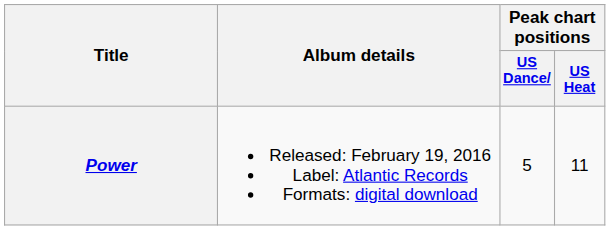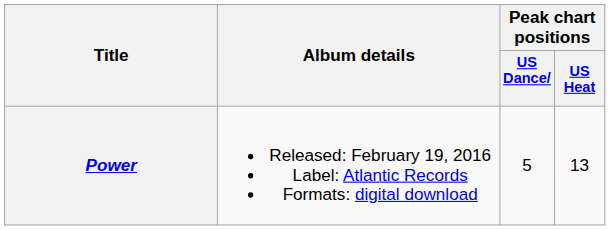(580, 165) 11 -> (580, 165) 13
